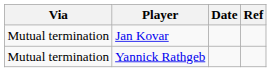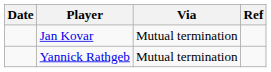columns swapped: (224, 14) <-> (58, 14)
